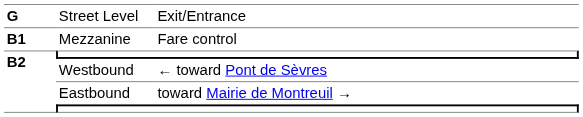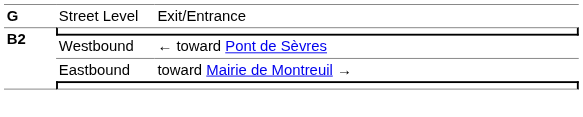- row: (95, 39)
